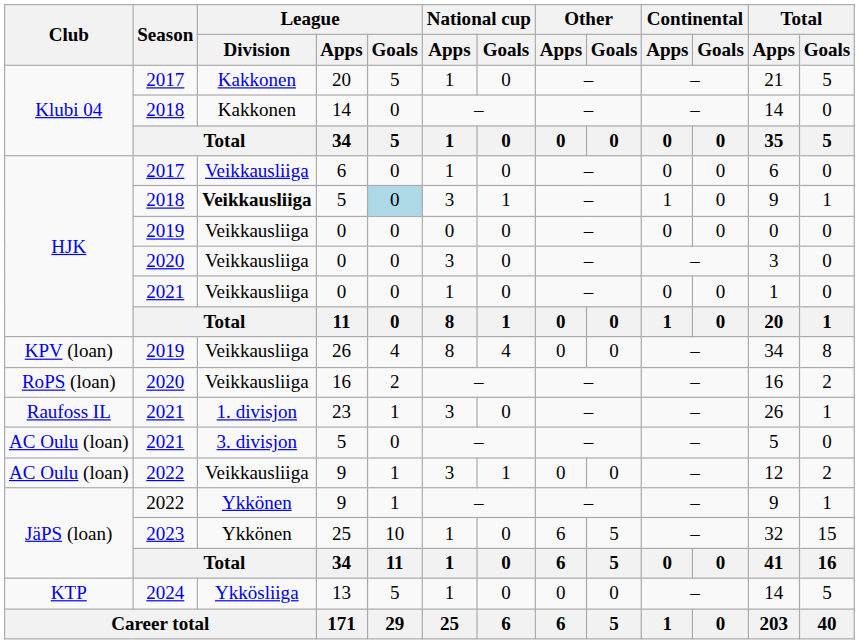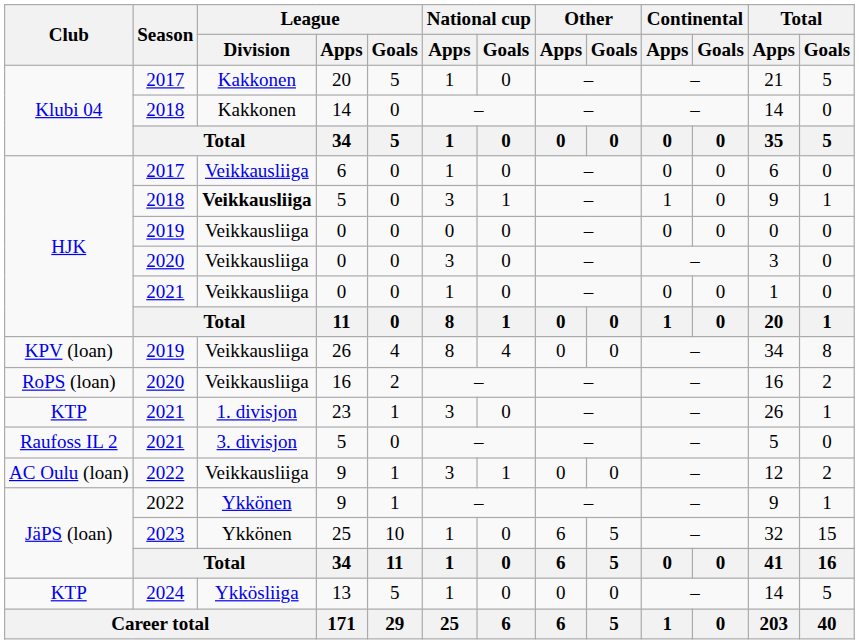(395, 200) lightblue background -> (395, 200) no background
(69, 412) Raufoss IL -> (69, 412) KTP
(69, 442) AC Oulu (loan) -> (69, 442) Raufoss IL 2
